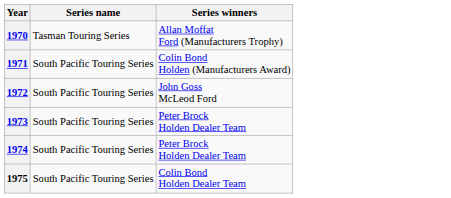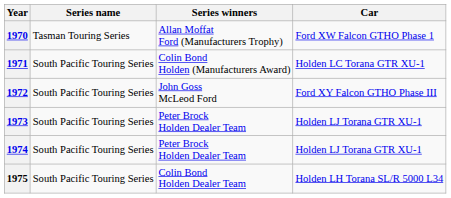+ column: (369, 12)
